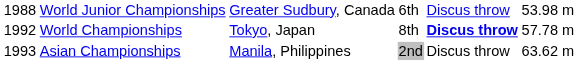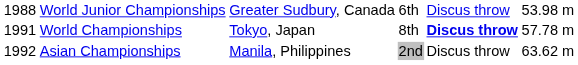(20, 30) 1992 -> (20, 30) 1991
(20, 51) 1993 -> (20, 51) 1992
